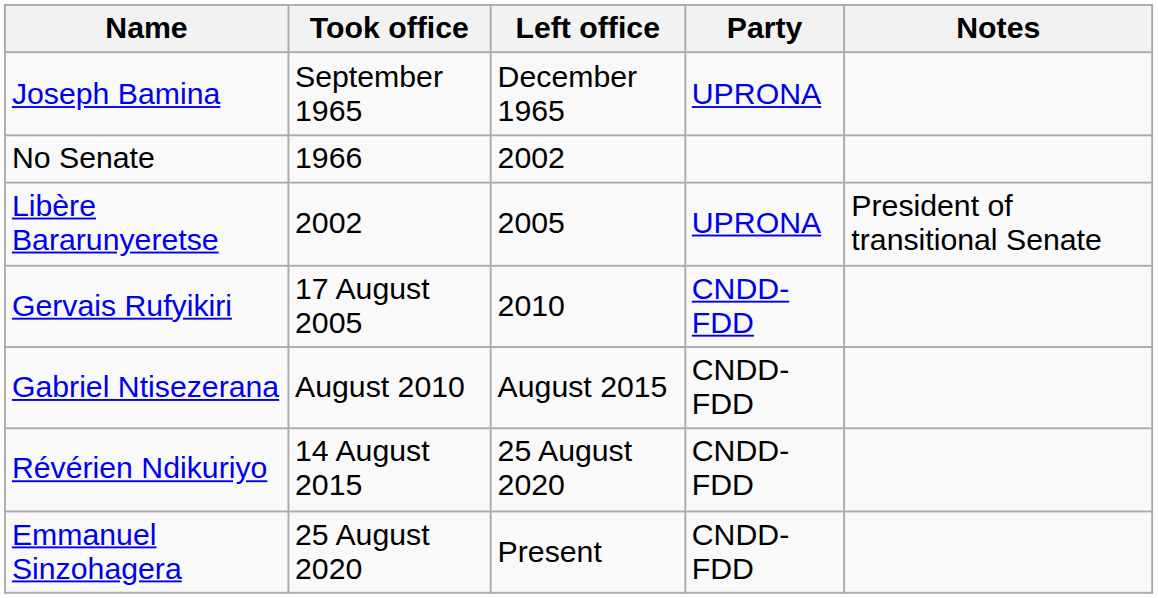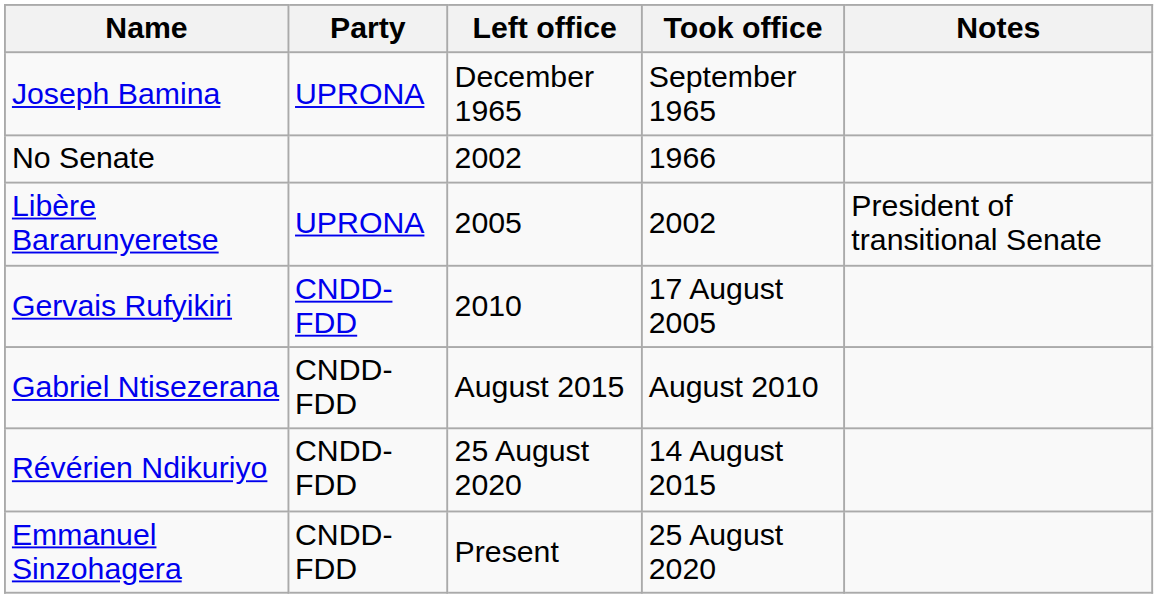columns swapped: (389, 28) <-> (765, 28)
